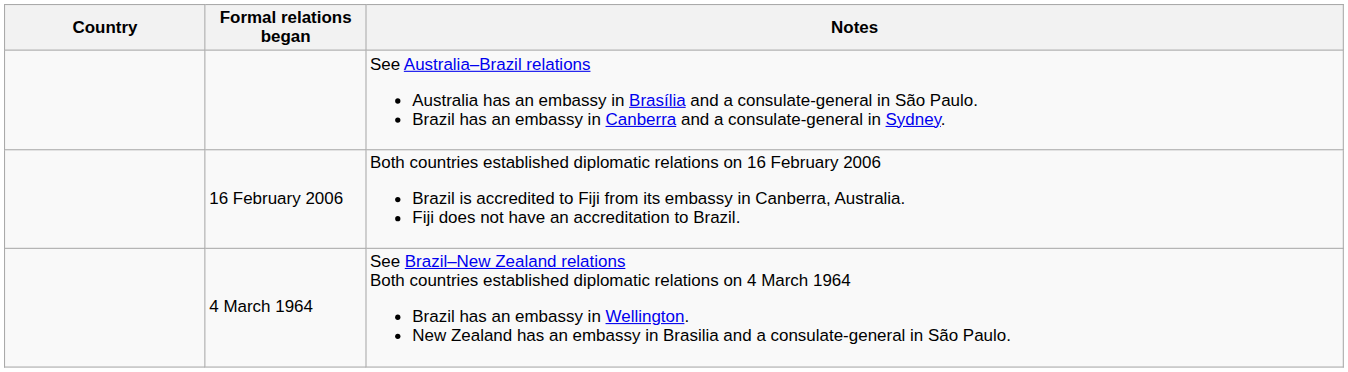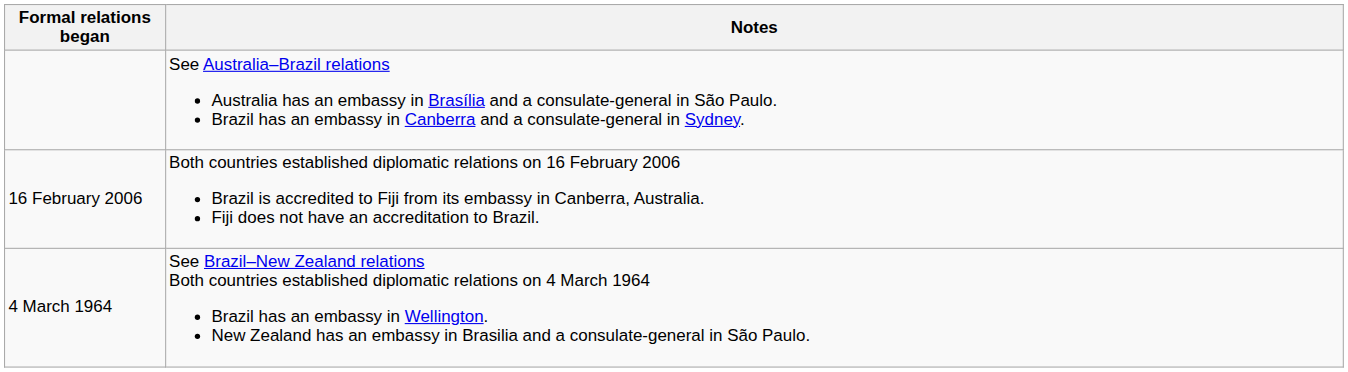- column: (105, 27)
